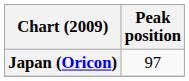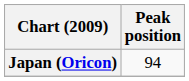(153, 62) 97 -> (153, 62) 94
